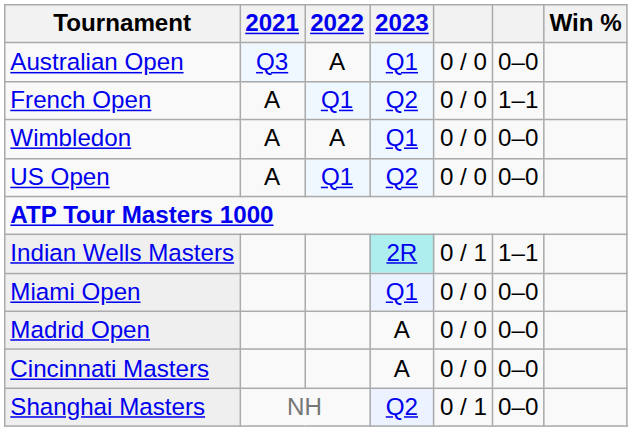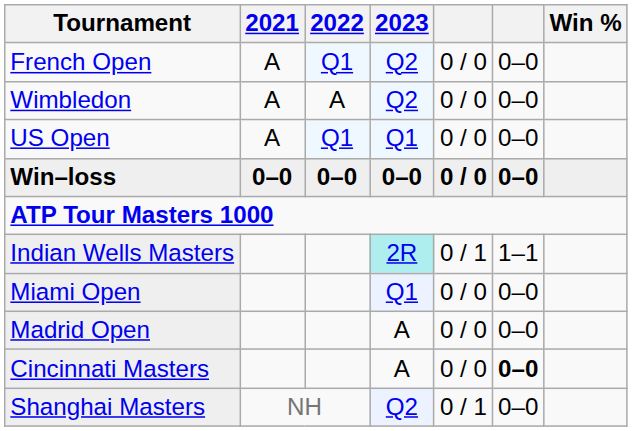- row: (97, 61)
(518, 100) 1–1 -> (518, 61) 0–0
(402, 138) Q1 -> (402, 100) Q2
(402, 176) Q2 -> (402, 138) Q1
+ row: (63, 176)
(518, 368) normal -> (518, 368) bold
